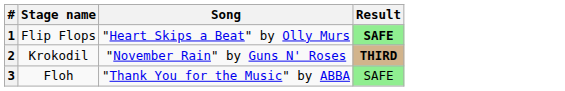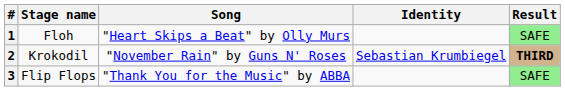+ column: (431, 15)
(58, 35) Flip Flops -> (58, 35) Floh
(378, 35) bold -> (535, 35) normal
(58, 76) Floh -> (58, 76) Flip Flops
